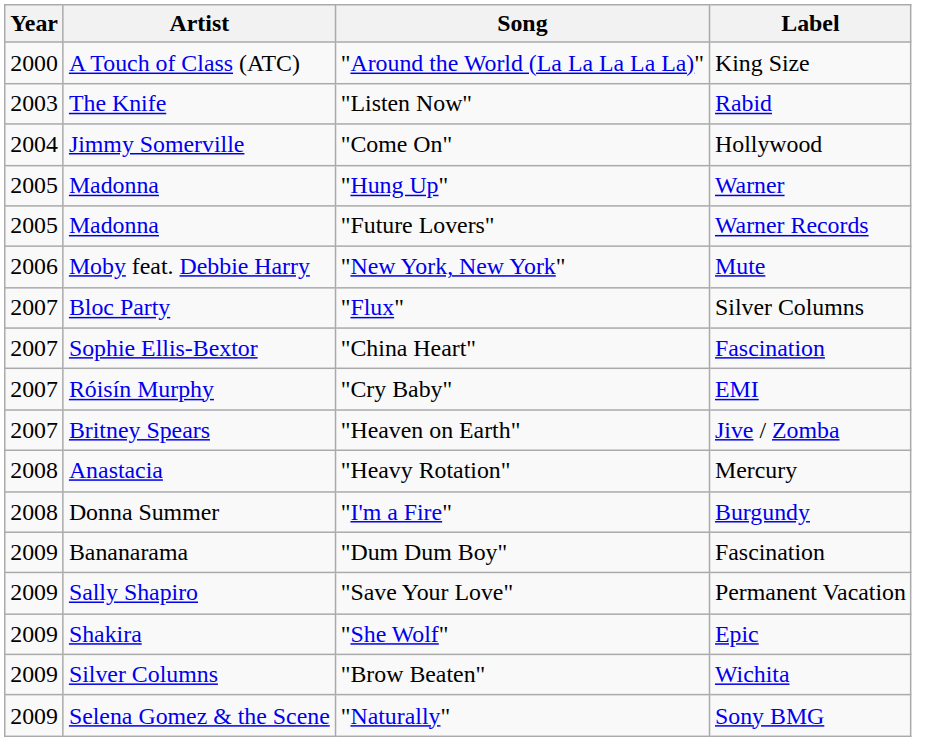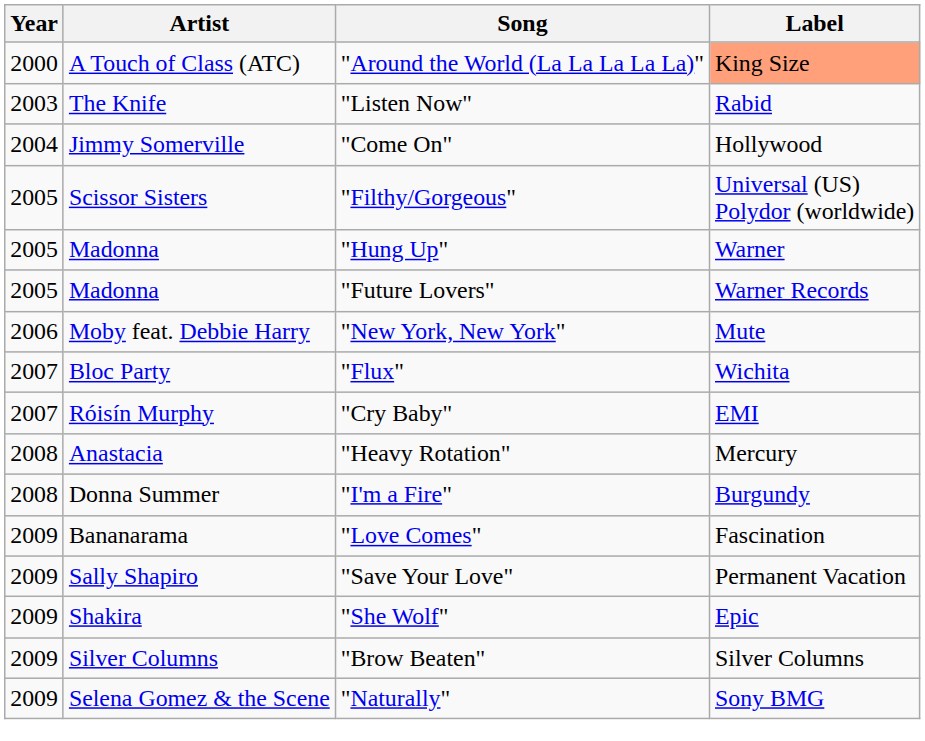(762, 62) no background -> (762, 62) lightsalmon background
+ row: (428, 196)
(790, 307) Silver Columns -> (752, 372) Wichita
- row: (408, 348)
- row: (431, 429)
- row: (424, 552)
+ row: (411, 535)
(752, 674) Wichita -> (790, 657) Silver Columns
